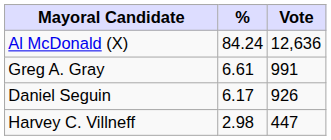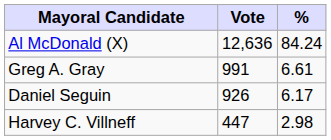columns swapped: (296, 17) <-> (243, 17)
